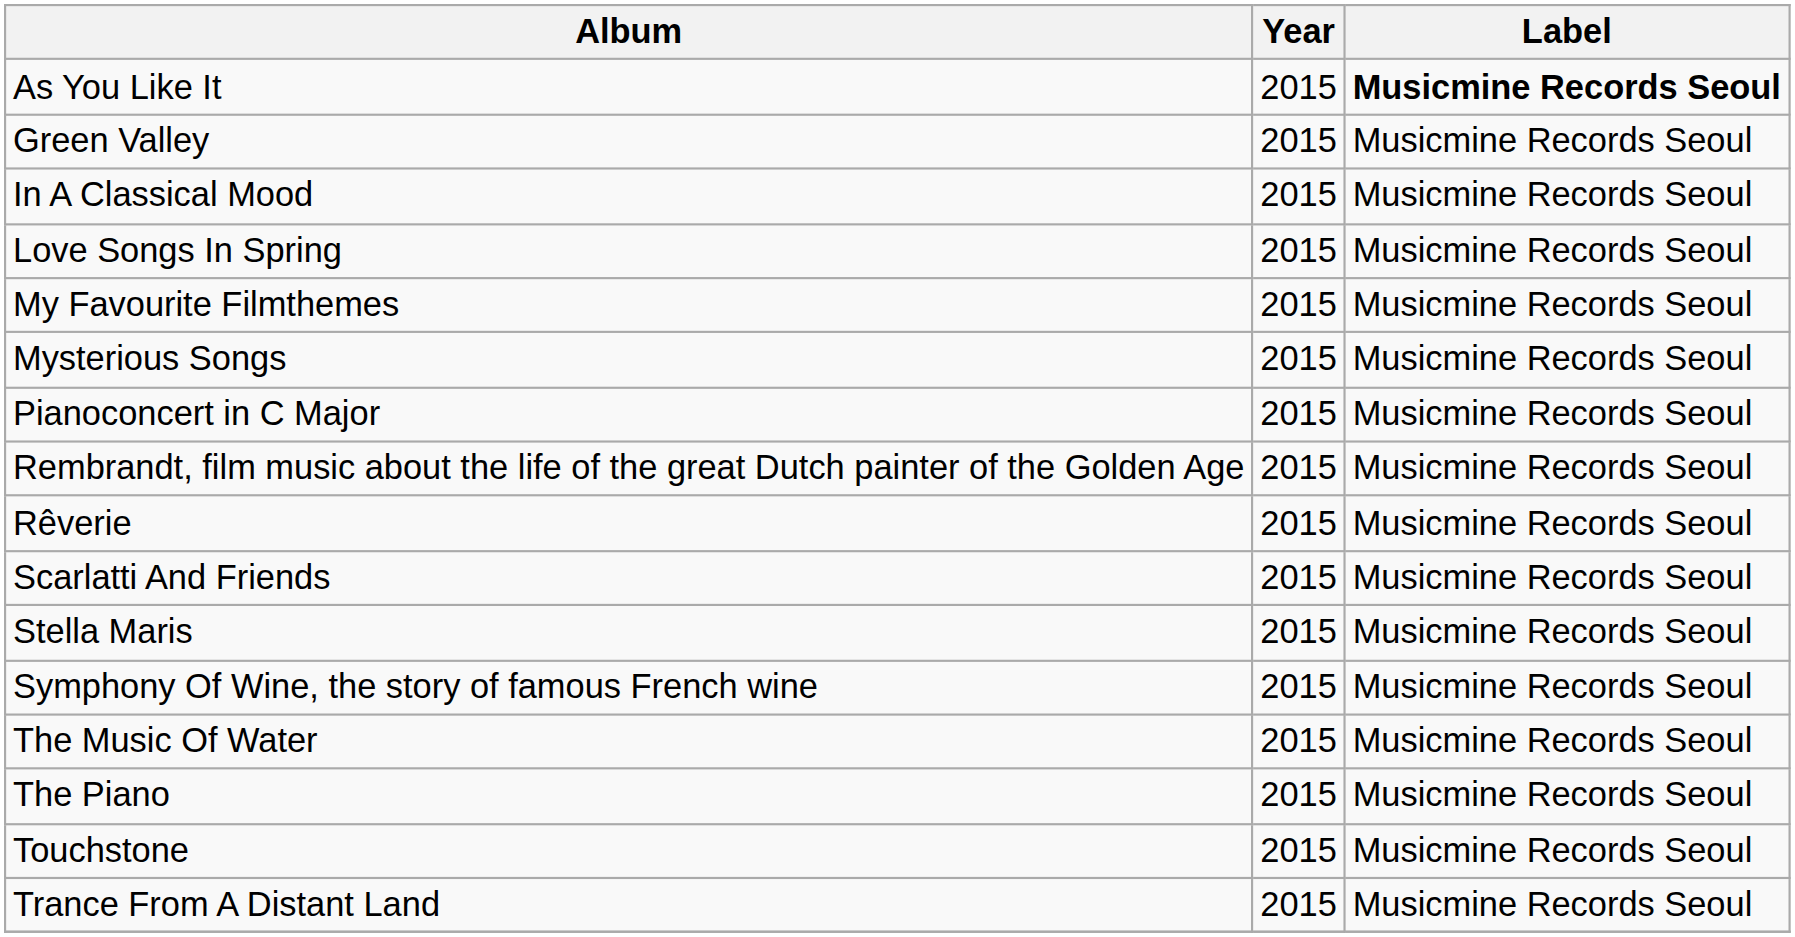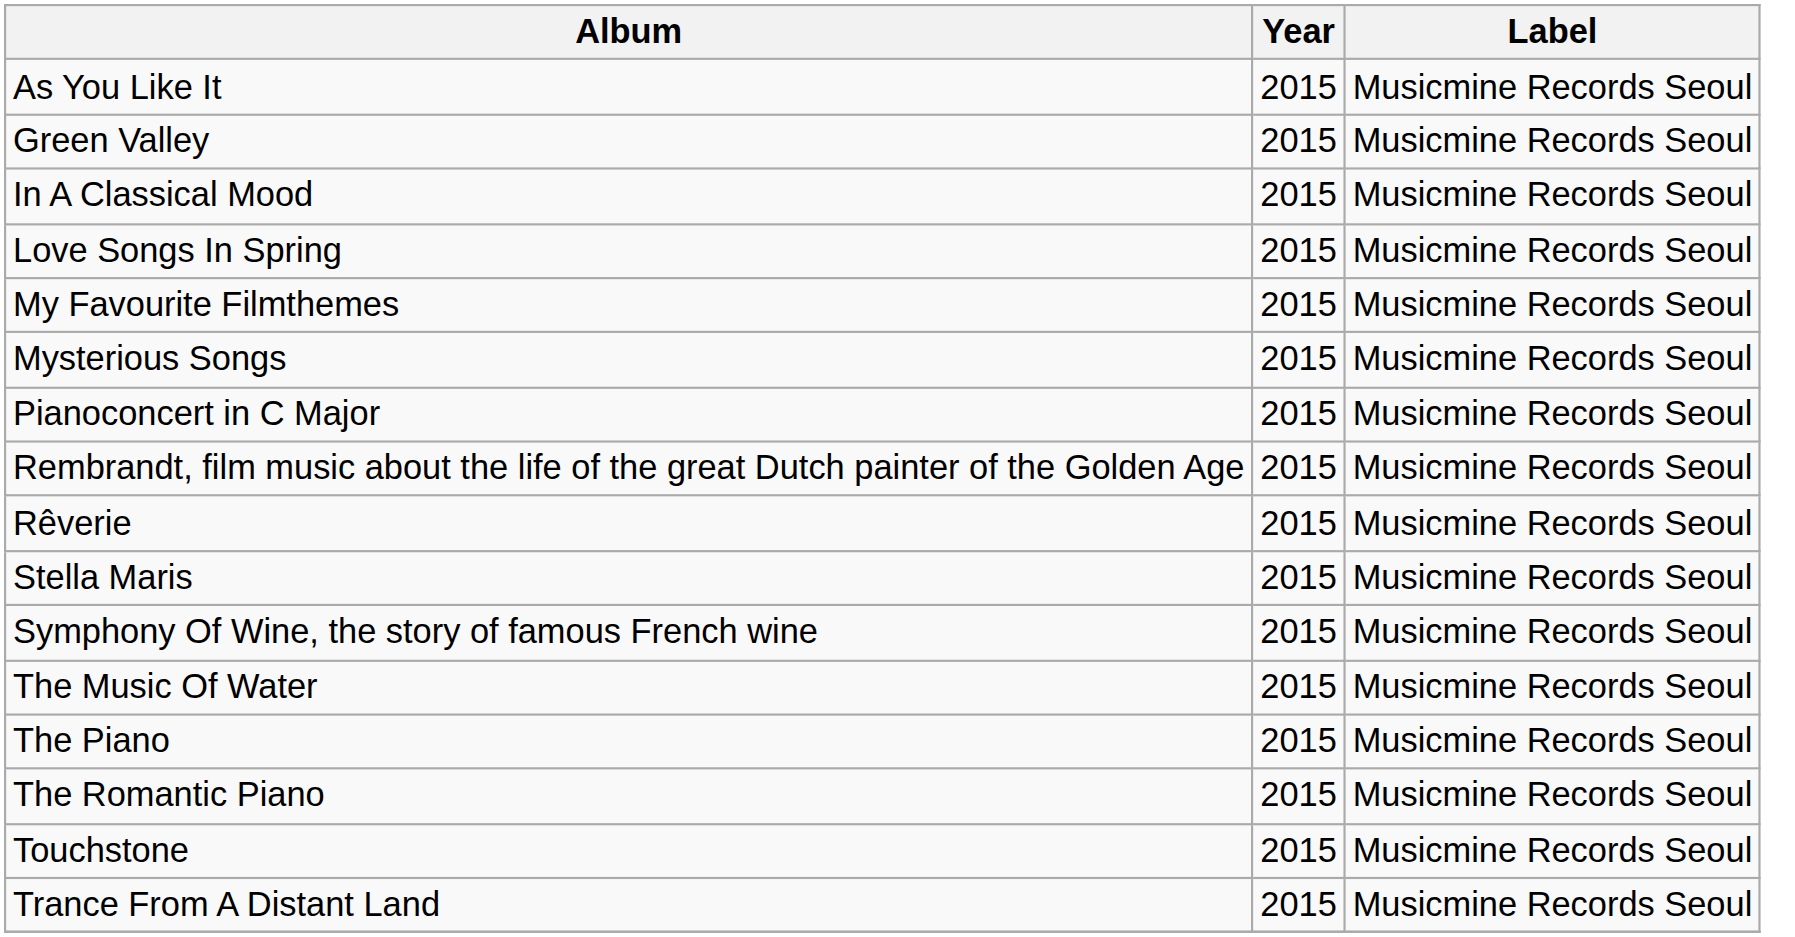(1567, 86) bold -> (1552, 86) normal
- row: (172, 577)
+ row: (169, 795)
